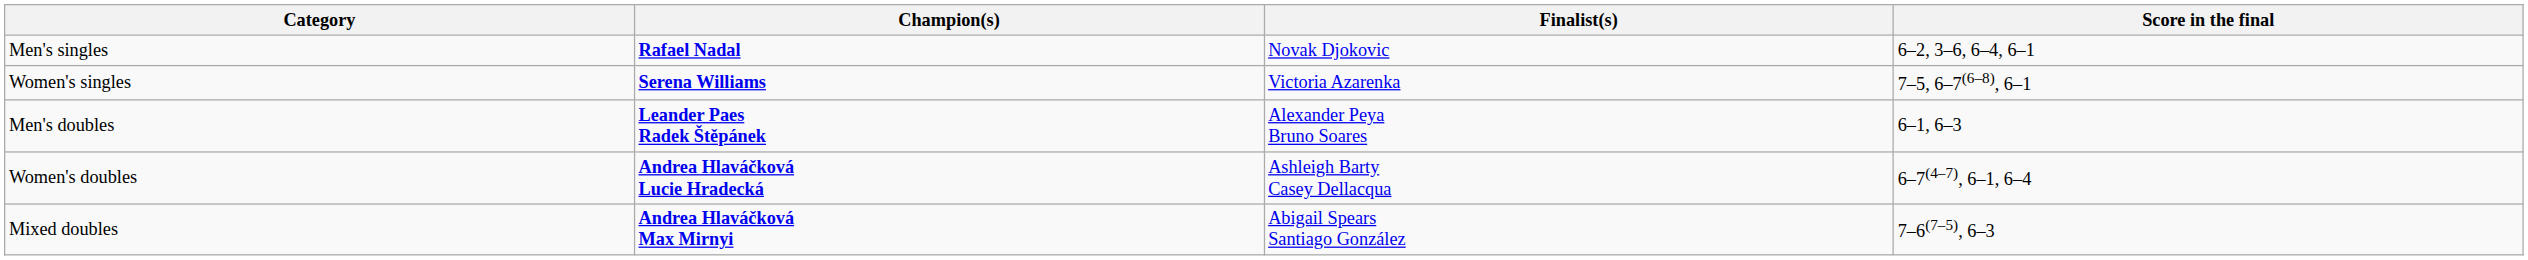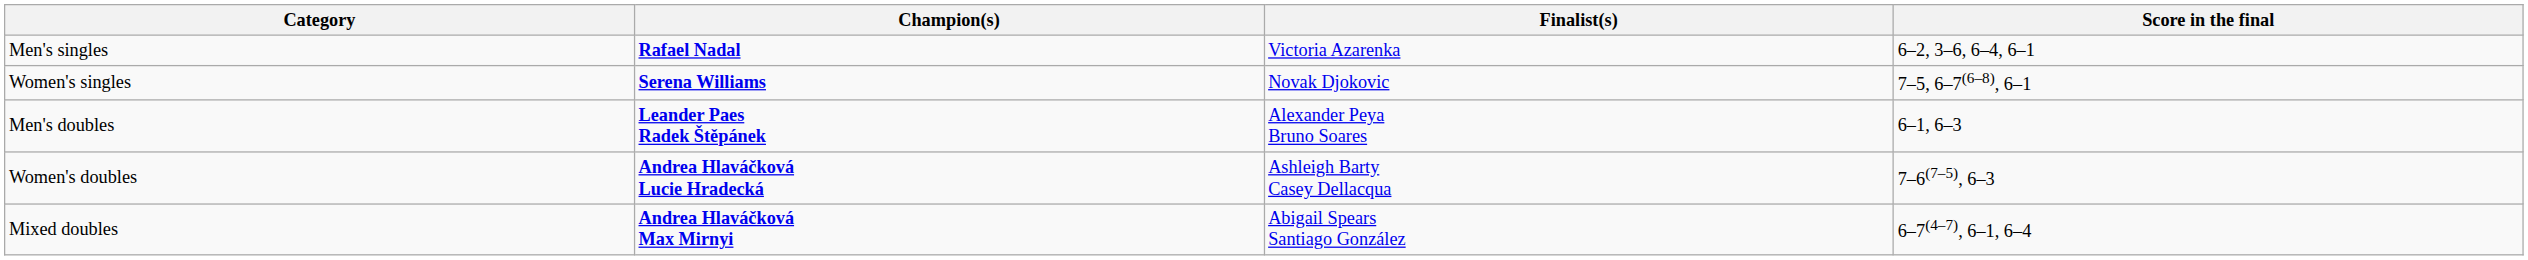(1329, 50) Novak Djokovic -> (1334, 50) Victoria Azarenka
(1334, 82) Victoria Azarenka -> (1329, 82) Novak Djokovic
(1965, 177) 6–7(4–7), 6–1, 6–4 -> (1946, 177) 7–6(7–5), 6–3
(1946, 229) 7–6(7–5), 6–3 -> (1965, 229) 6–7(4–7), 6–1, 6–4
